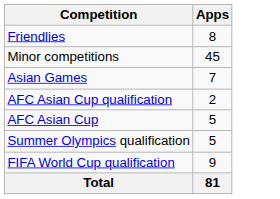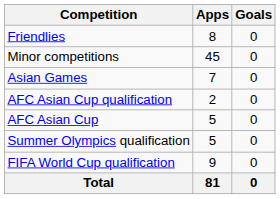+ column: (254, 15)
